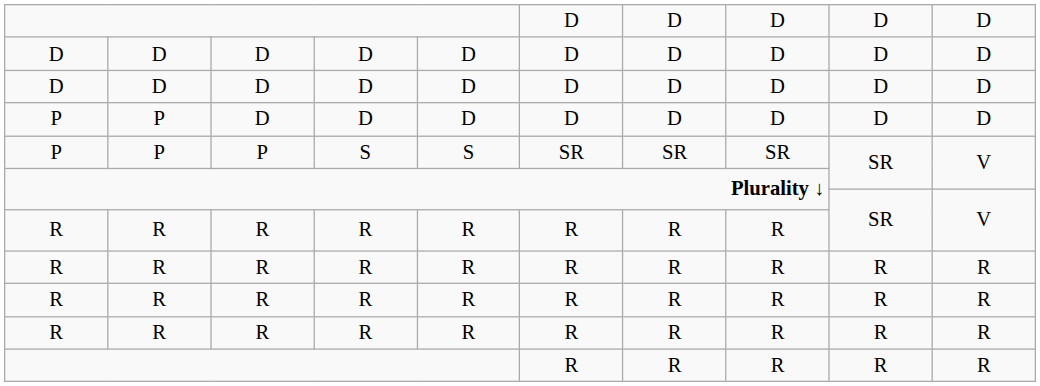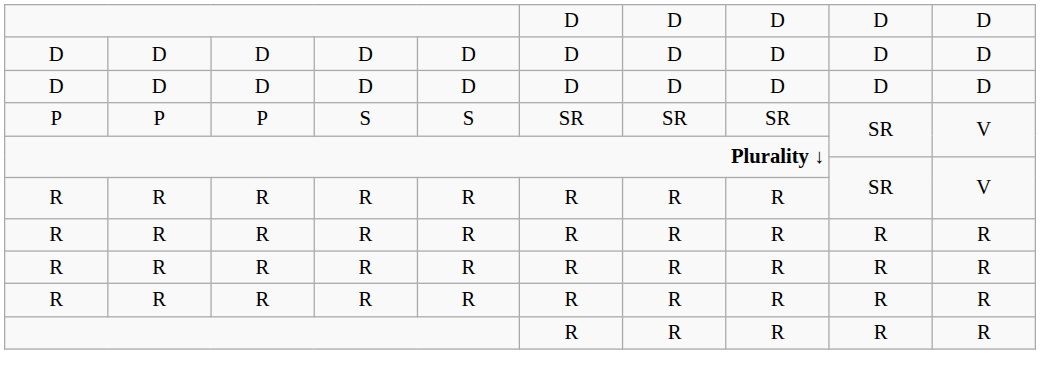- row: (56, 119)
